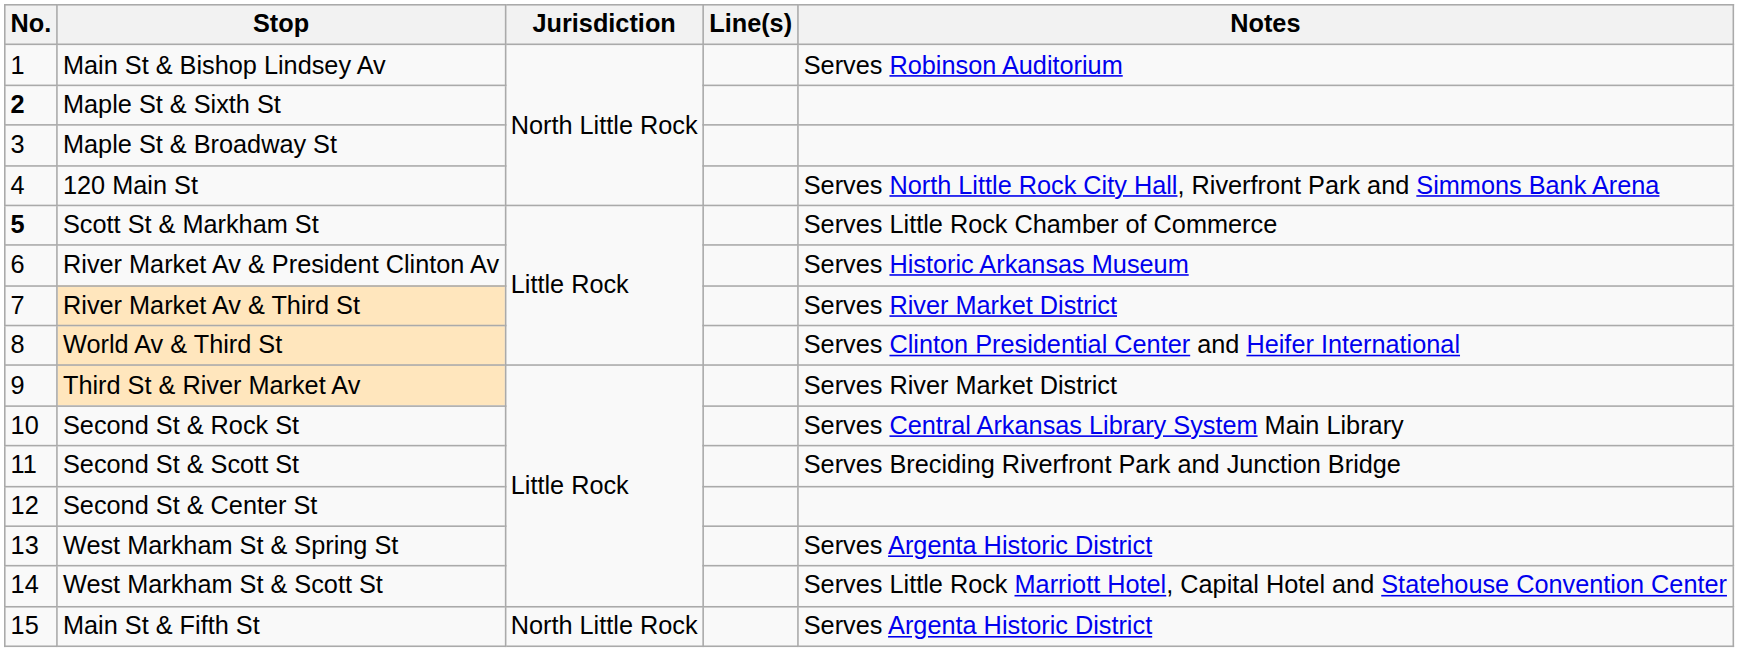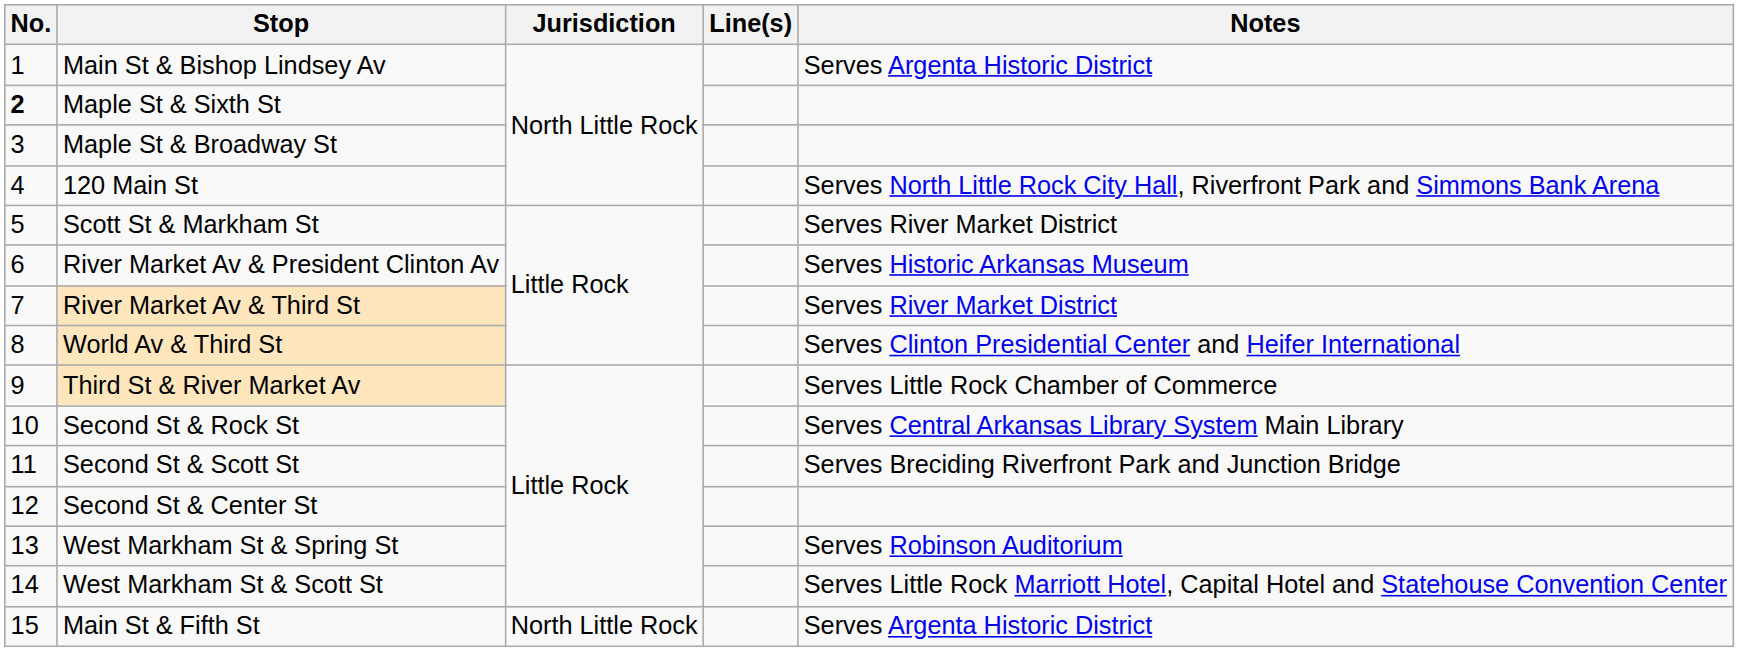(963, 64) Serves Robinson Auditorium -> (978, 64) Serves Argenta Historic District
(18, 225) bold -> (18, 225) normal
(1040, 225) Serves Little Rock Chamber of Commerce -> (960, 225) Serves River Market District
(960, 385) Serves River Market District -> (1040, 385) Serves Little Rock Chamber of Commerce
(978, 545) Serves Argenta Historic District -> (963, 545) Serves Robinson Auditorium
